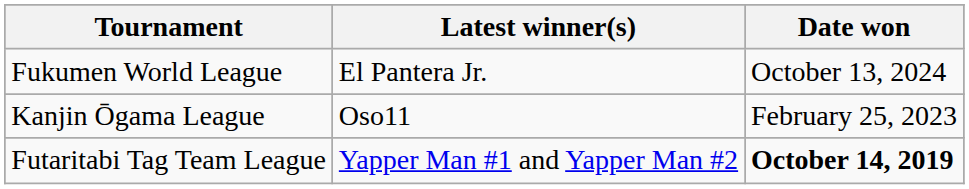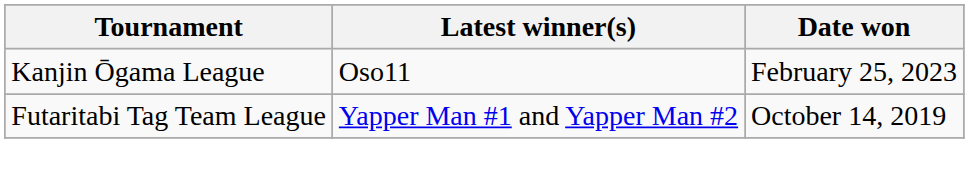- row: (147, 71)
(852, 159) bold -> (849, 115) normal
